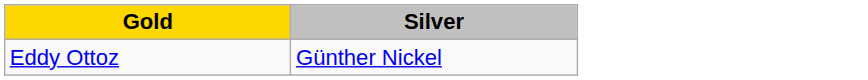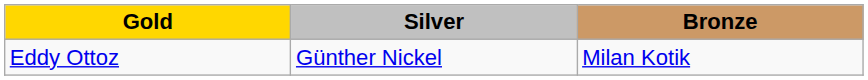+ column: (720, 22)
